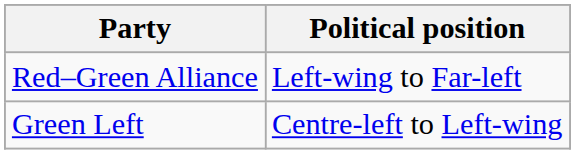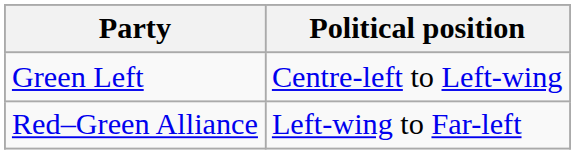rows swapped: (78, 124) <-> (135, 76)
